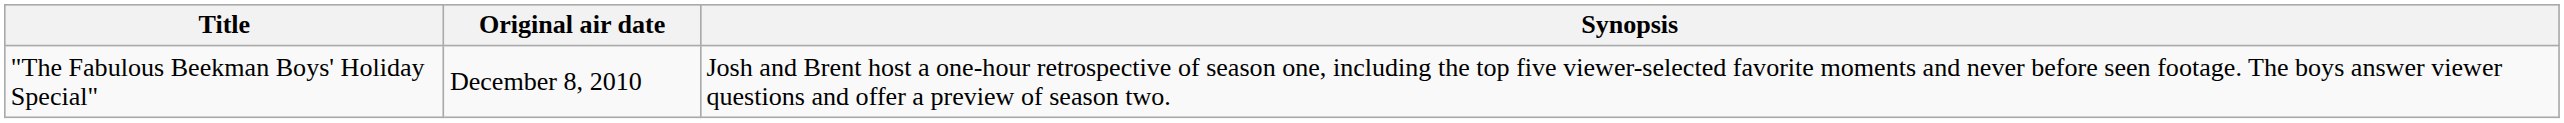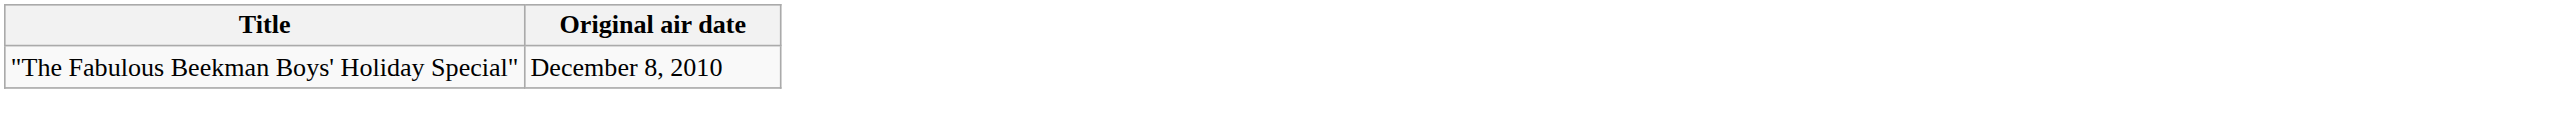- column: (1630, 25)
